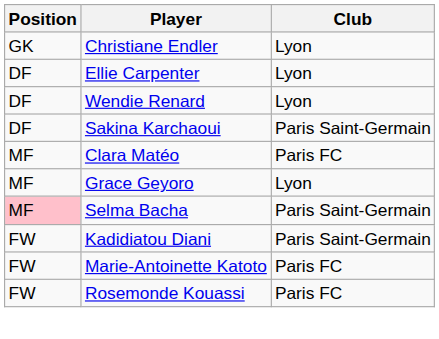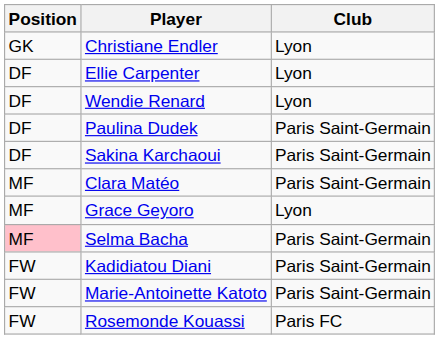+ row: (141, 128)
(309, 156) Paris FC -> (353, 183) Paris Saint-Germain
(309, 265) Paris FC -> (353, 293) Paris Saint-Germain
